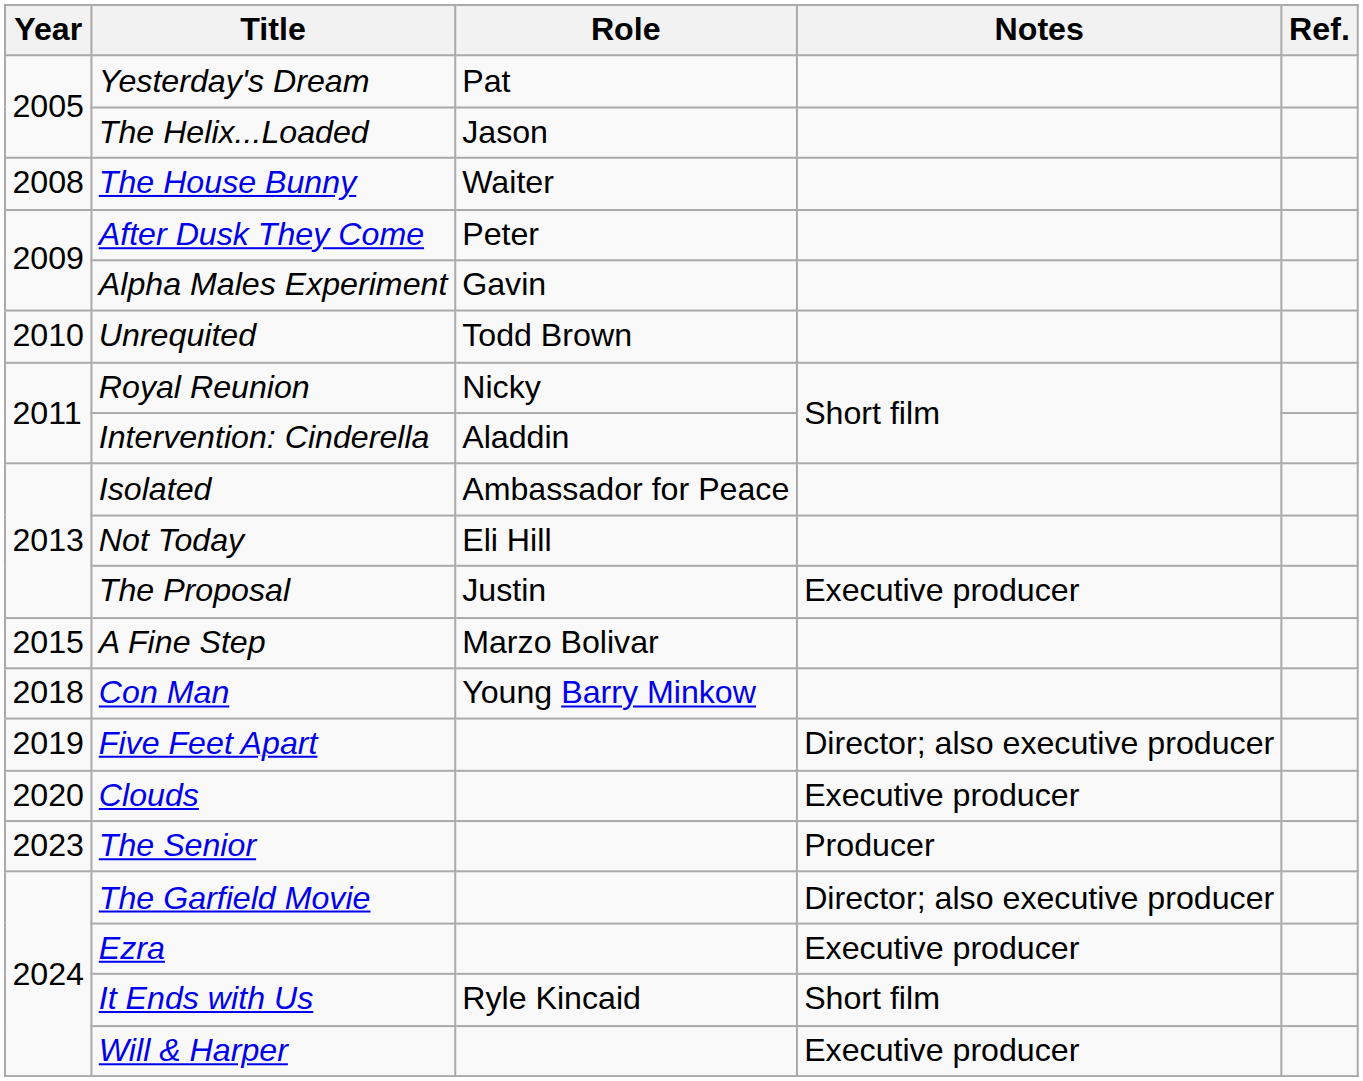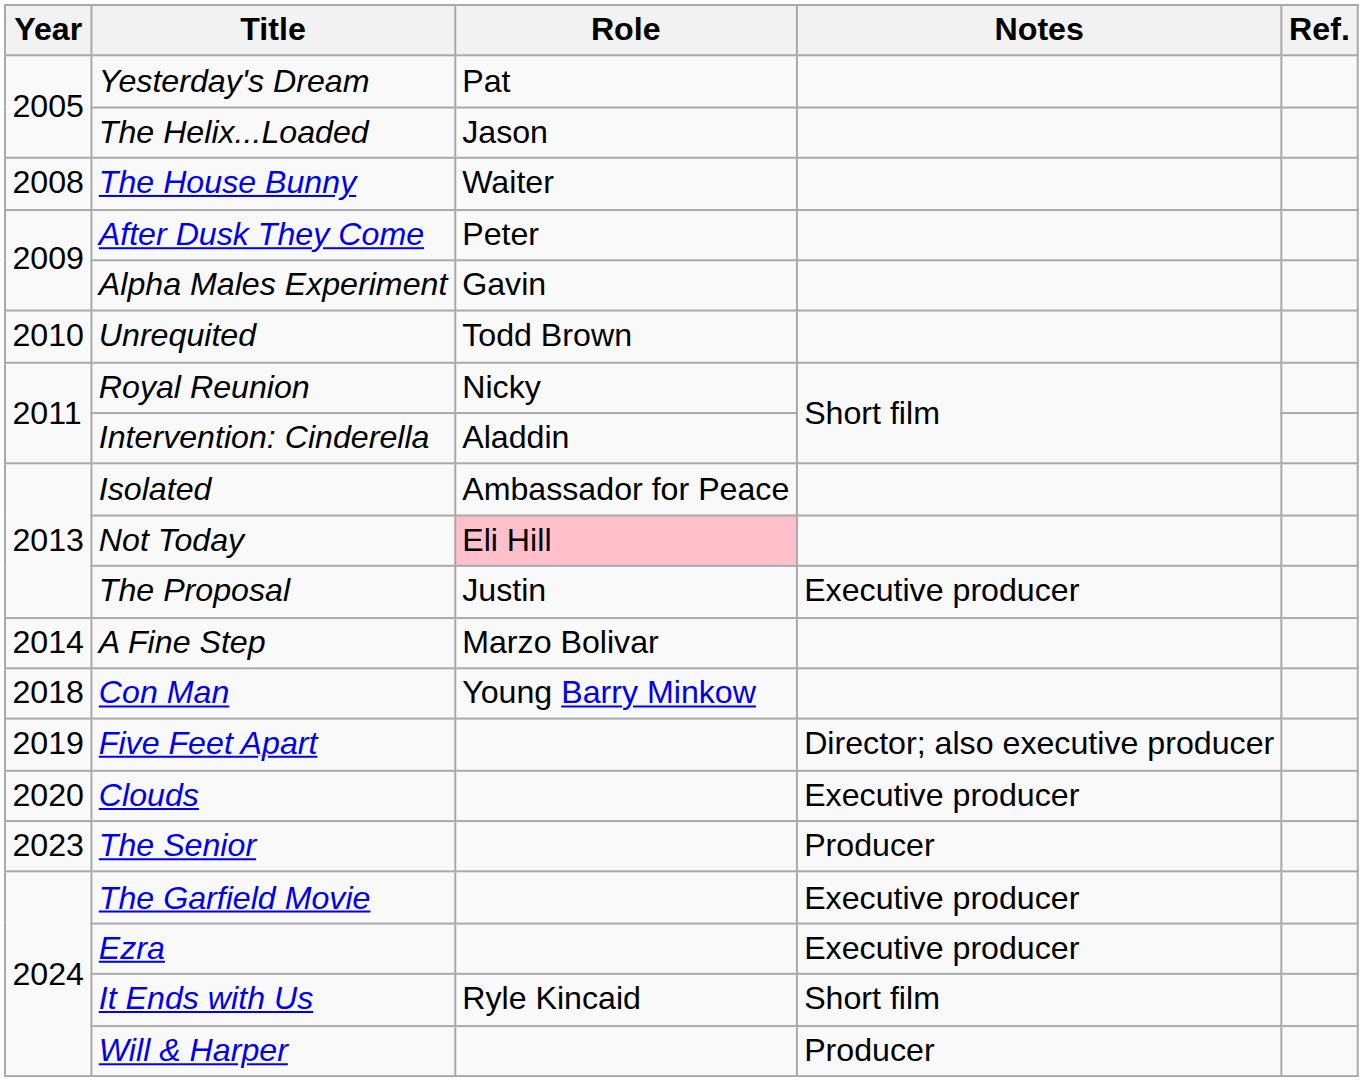(507, 540) no background -> (507, 540) pink background
(48, 642) 2015 -> (48, 642) 2014
(1039, 897) Director; also executive producer -> (942, 897) Executive producer
(942, 1050) Executive producer -> (869, 1050) Producer
